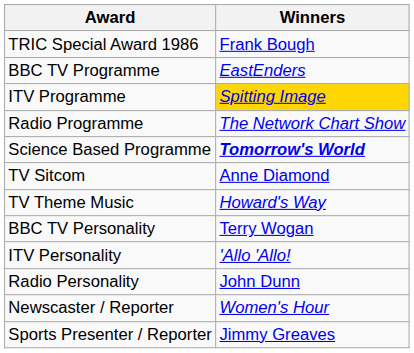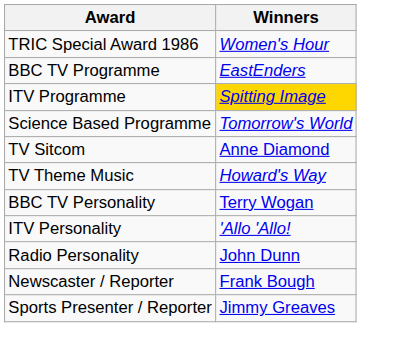(267, 44) Frank Bough -> (274, 44) Women's Hour
- row: (76, 123)
(292, 149) bold -> (286, 123) normal
(274, 307) Women's Hour -> (267, 281) Frank Bough
